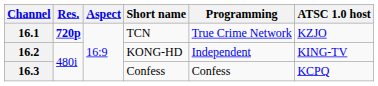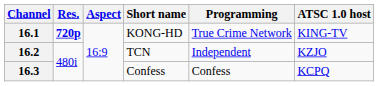(138, 33) TCN -> (154, 33) KONG-HD
(312, 33) KZJO -> (322, 33) KING-TV
(154, 52) KONG-HD -> (138, 52) TCN
(322, 52) KING-TV -> (312, 52) KZJO
